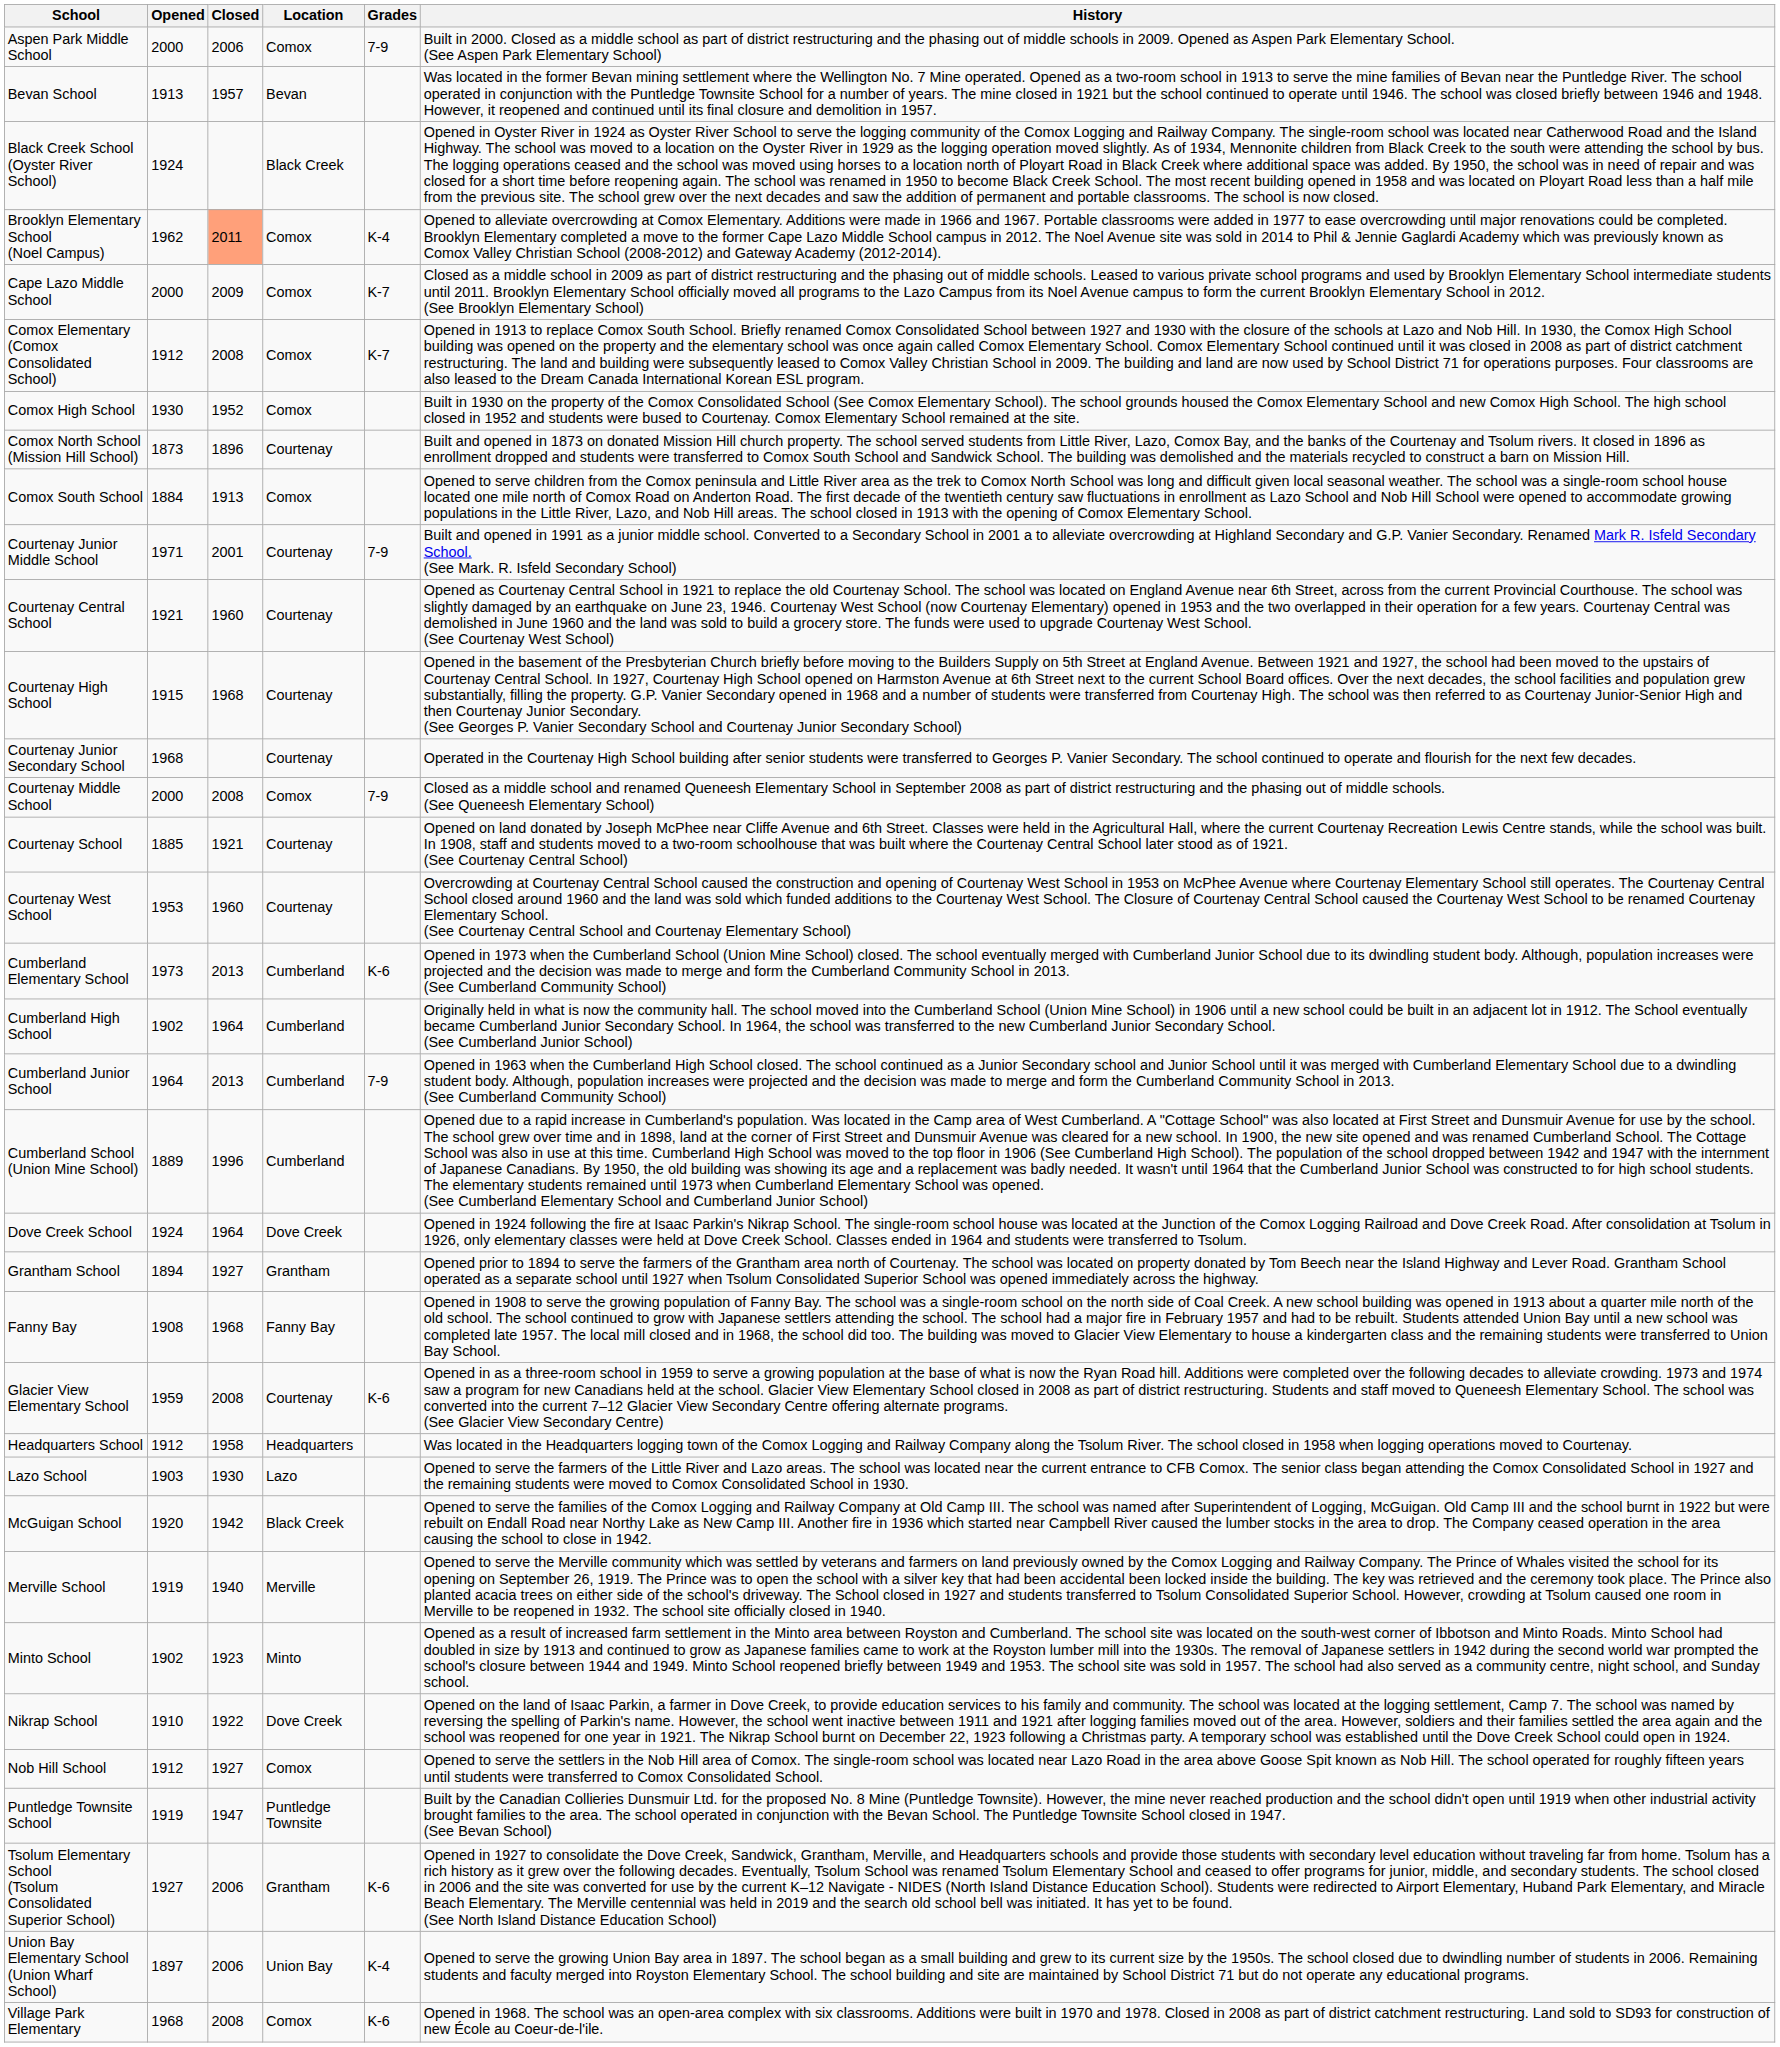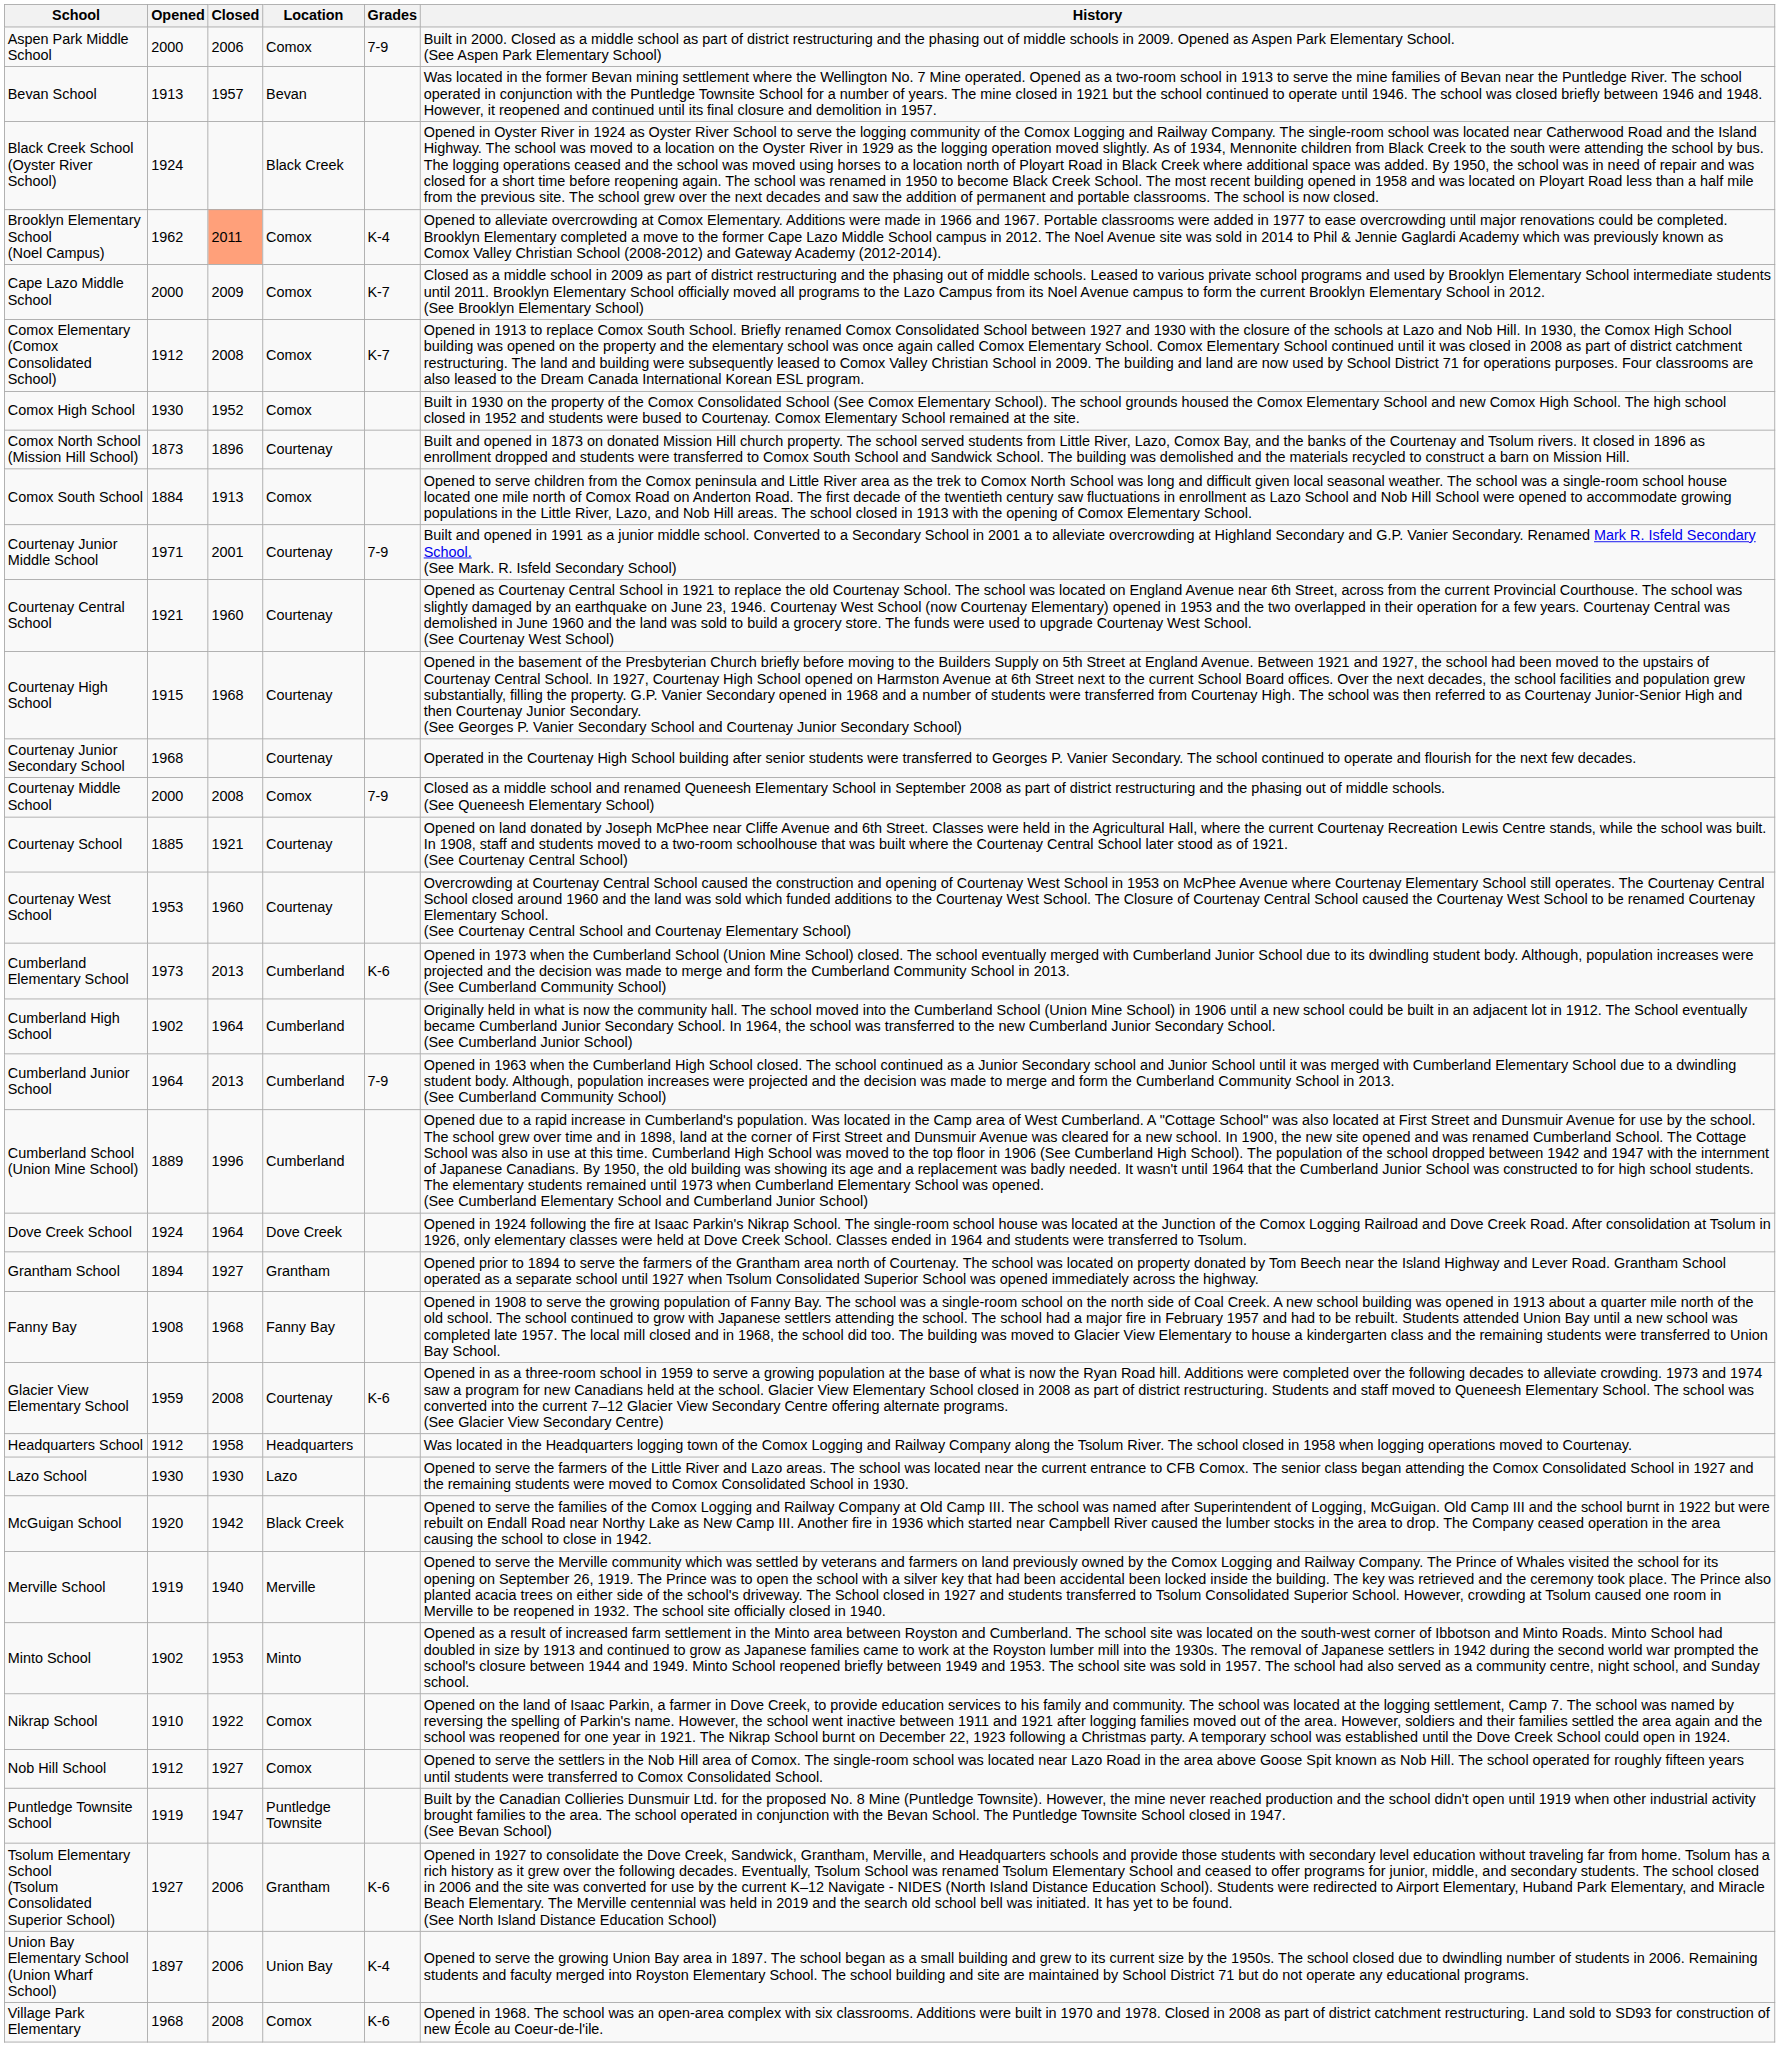(167, 1476) 1903 -> (167, 1476) 1930
(227, 1658) 1923 -> (227, 1658) 1953
(304, 1721) Dove Creek -> (289, 1721) Comox
